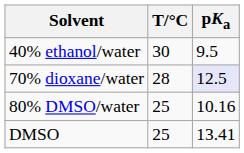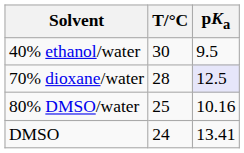(161, 133) 25 -> (161, 133) 24
